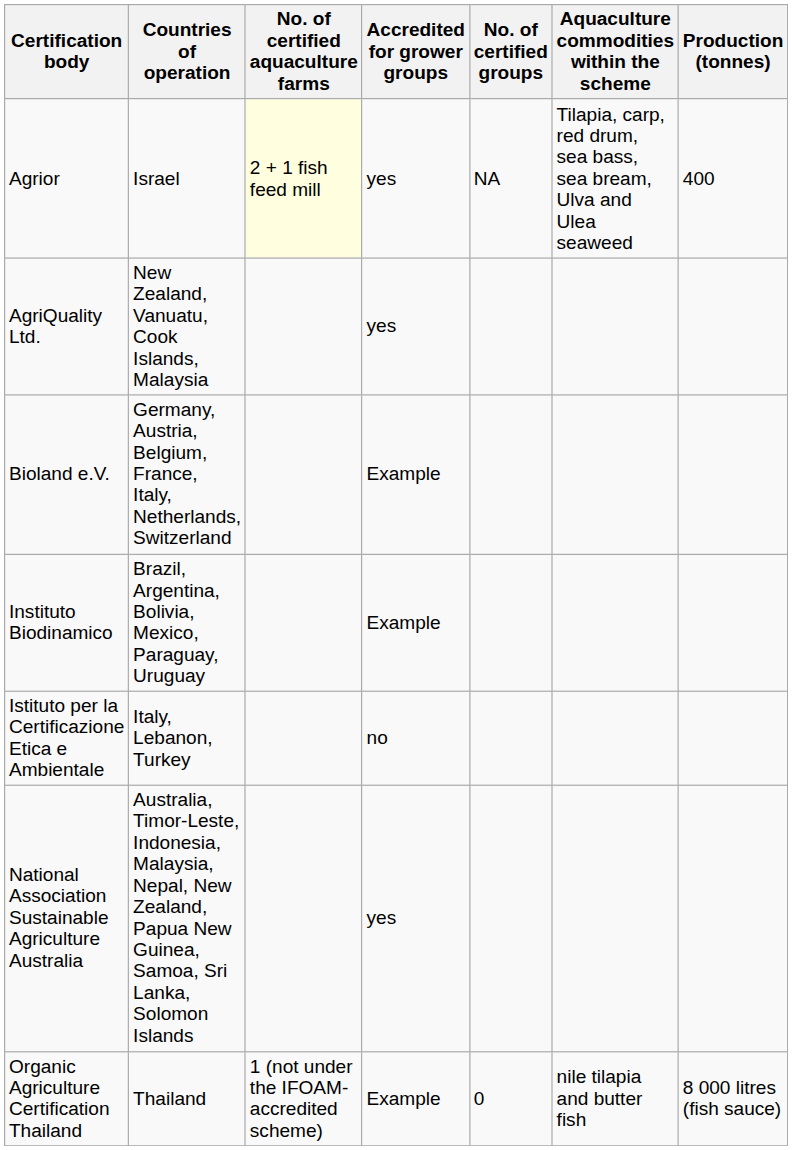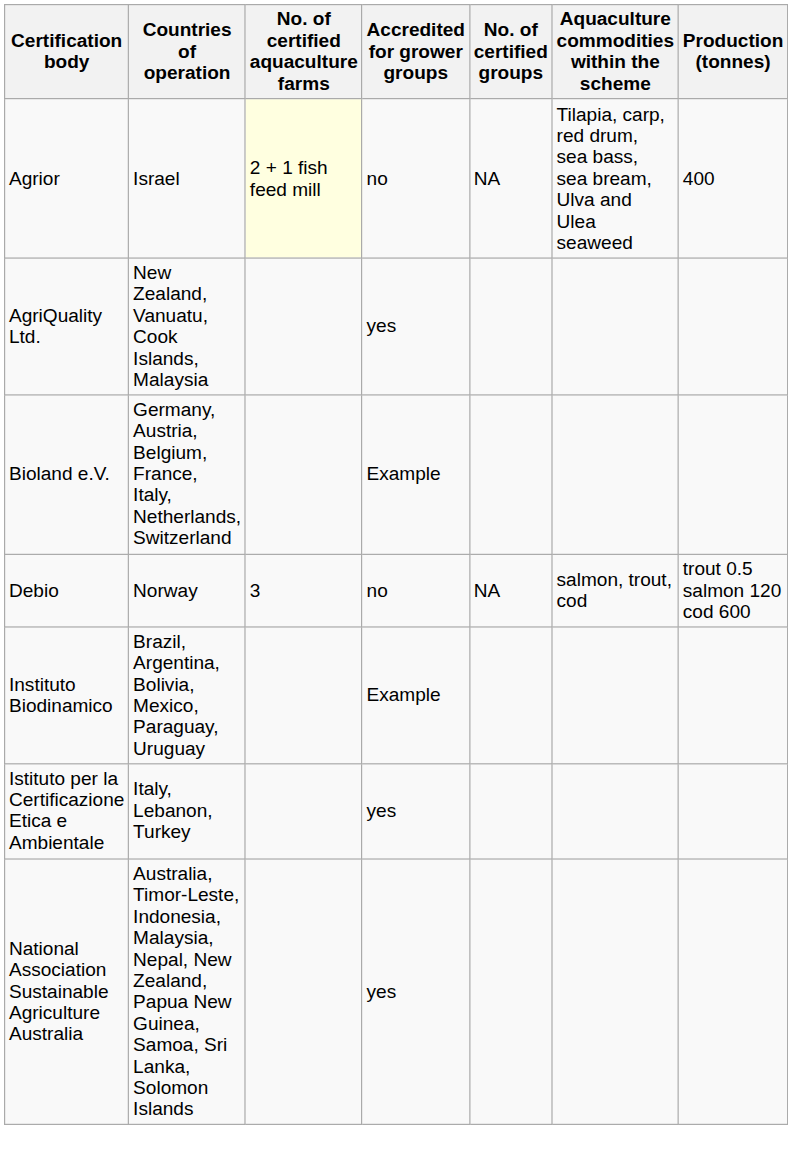(381, 178) yes -> (377, 178) no
+ row: (34, 590)
(377, 738) no -> (381, 811) yes
- row: (59, 1098)
